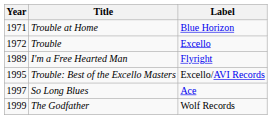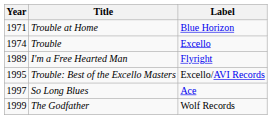(17, 43) 1972 -> (17, 43) 1974
